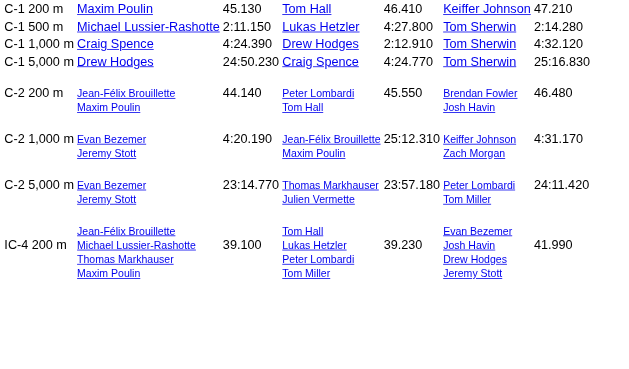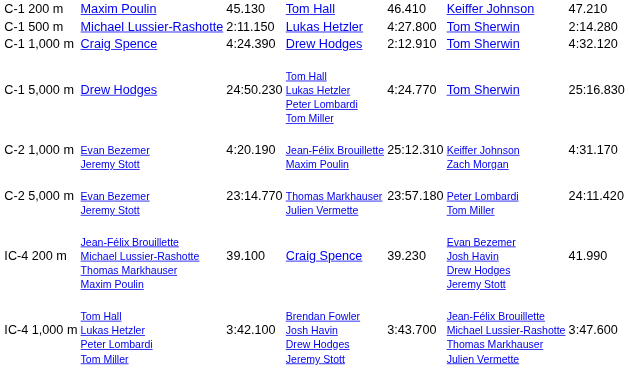(321, 61) Craig Spence -> (322, 98) Tom Hall Lukas Hetzler Peter Lombardi Tom Miller
- row: (34, 93)
(318, 252) Tom Hall Lukas Hetzler Peter Lombardi Tom Miller -> (324, 256) Craig Spence
+ row: (41, 330)
